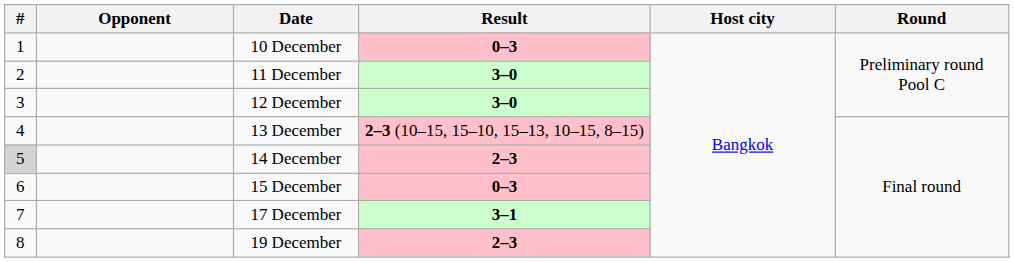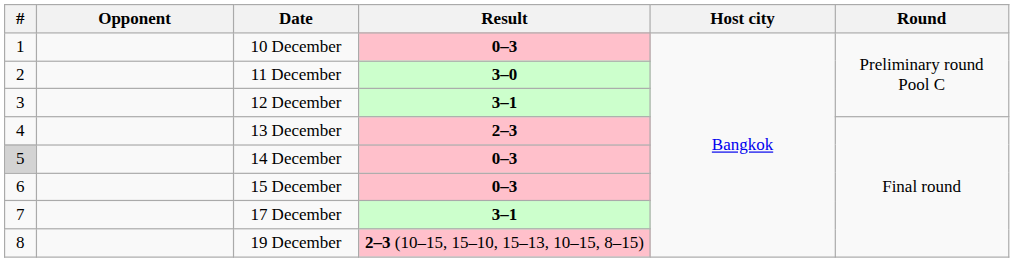(504, 102) 3–0 -> (504, 102) 3–1
(504, 131) 2–3 (10–15, 15–10, 15–13, 10–15, 8–15) -> (504, 131) 2–3
(504, 159) 2–3 -> (504, 159) 0–3
(504, 243) 2–3 -> (504, 243) 2–3 (10–15, 15–10, 15–13, 10–15, 8–15)
